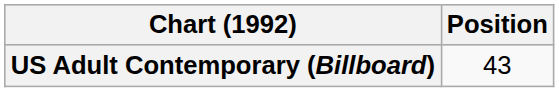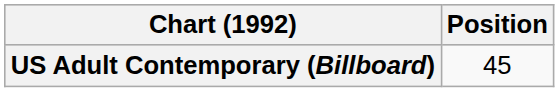(497, 65) 43 -> (497, 65) 45
